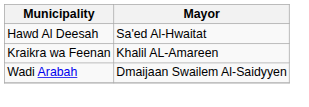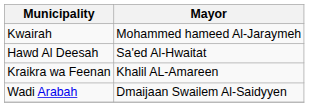+ row: (29, 33)
